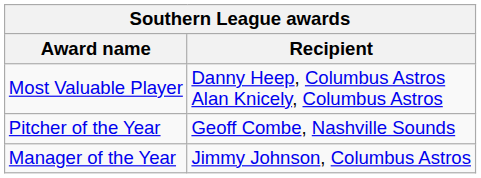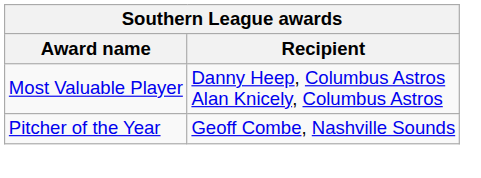- row: (92, 157)
